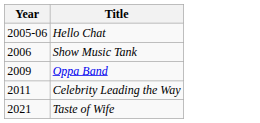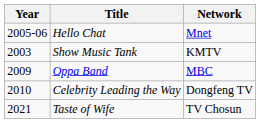+ column: (219, 14)
(19, 52) 2006 -> (19, 52) 2003
(19, 90) 2011 -> (19, 90) 2010
